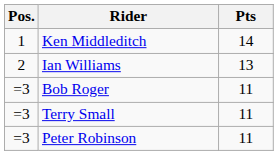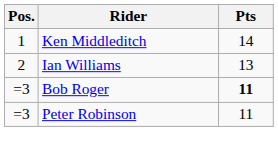(246, 89) normal -> (246, 89) bold
- row: (78, 114)
